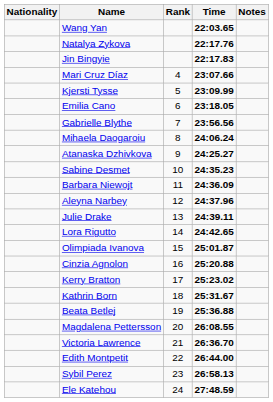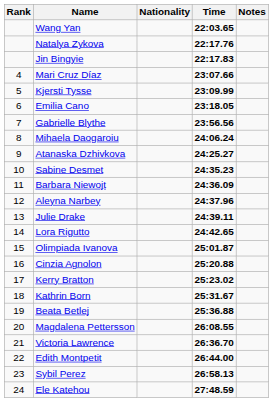columns swapped: (178, 12) <-> (32, 12)
